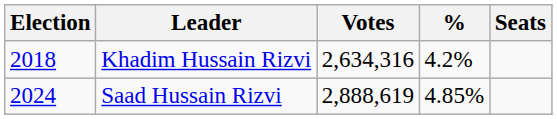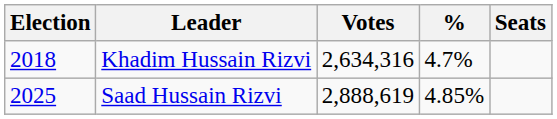(449, 59) 4.2% -> (449, 59) 4.7%
(33, 95) 2024 -> (33, 95) 2025
